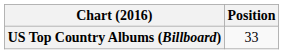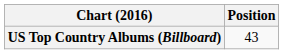(252, 37) 33 -> (252, 37) 43
